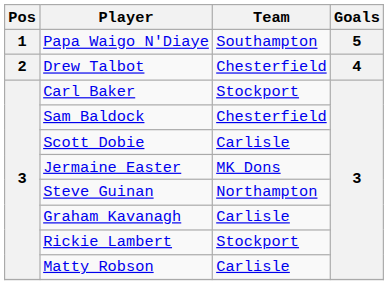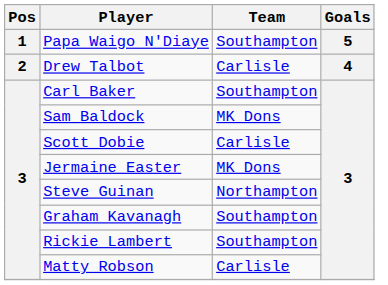(271, 67) Chesterfield -> (253, 67) Carlisle
(258, 92) Stockport -> (267, 92) Southampton
(271, 117) Chesterfield -> (248, 117) MK Dons
(253, 217) Carlisle -> (267, 217) Southampton
(258, 242) Stockport -> (267, 242) Southampton
